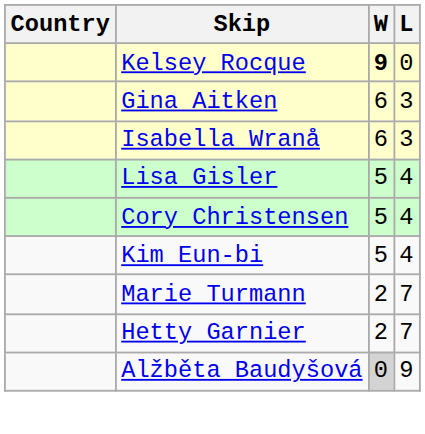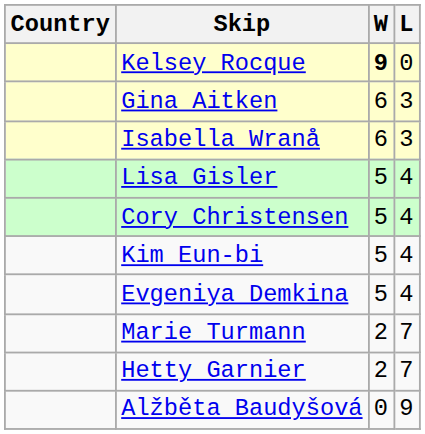+ row: (235, 294)
(381, 371) lightgrey background -> (381, 410) no background
